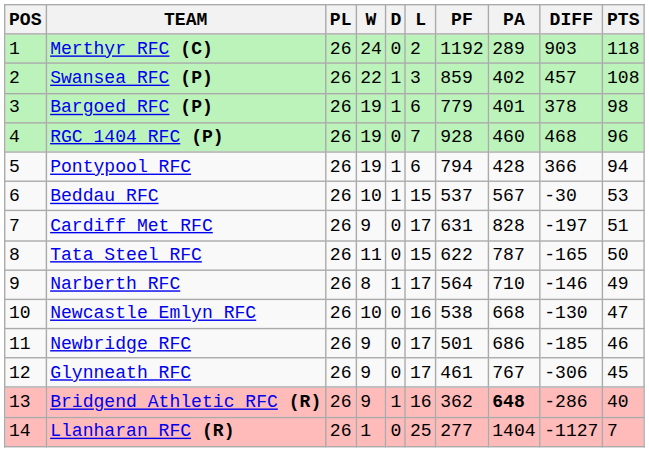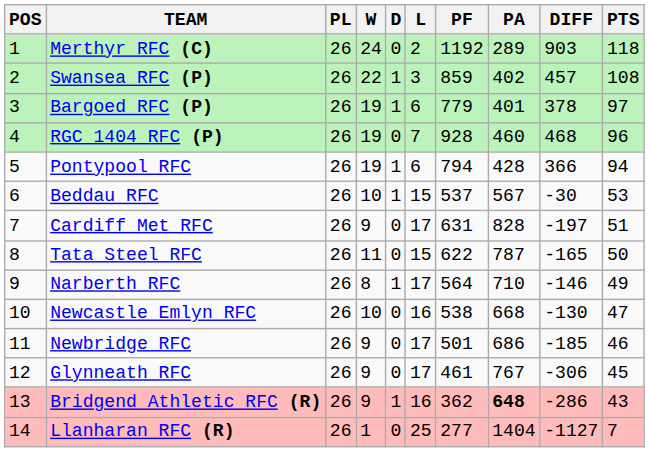(618, 108) 98 -> (618, 108) 97
(618, 402) 40 -> (618, 402) 43
